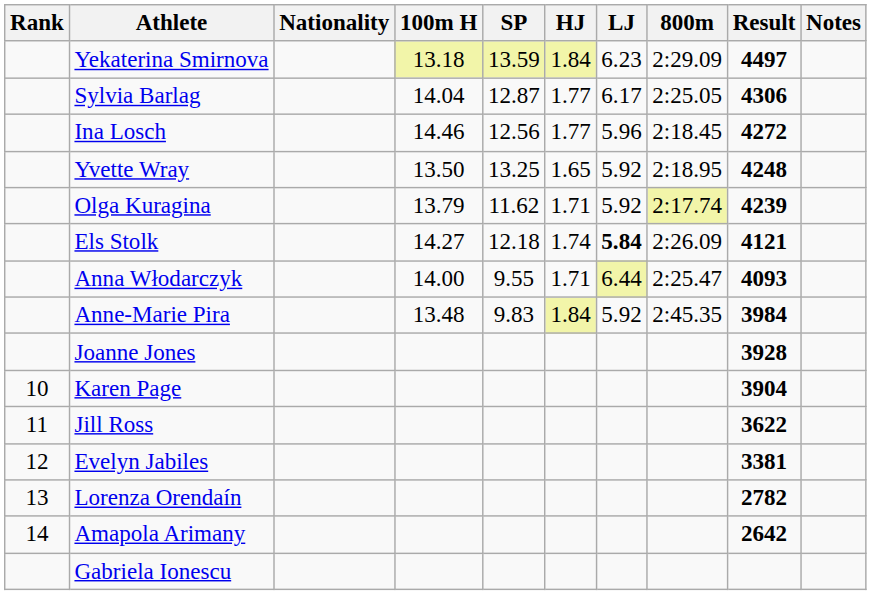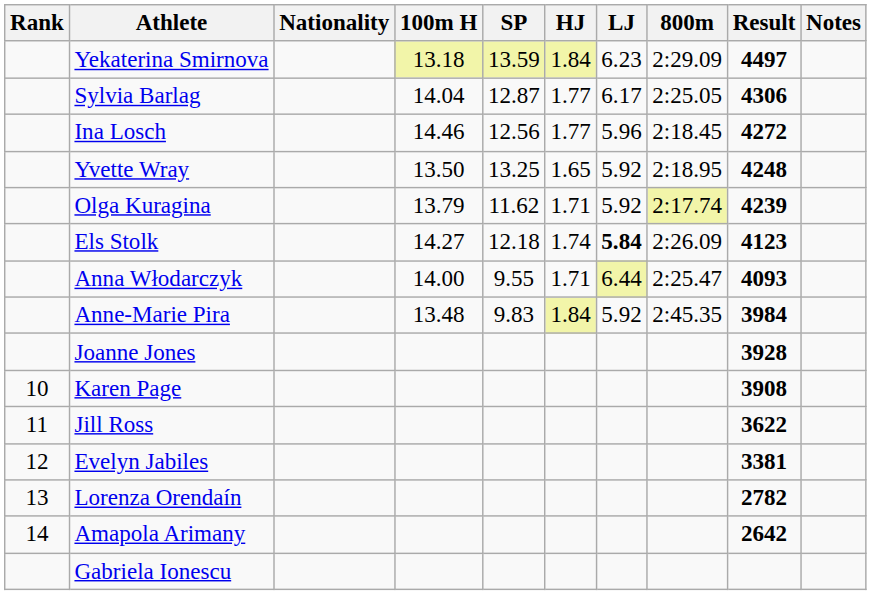(764, 242) 4121 -> (764, 242) 4123
(764, 388) 3904 -> (764, 388) 3908
